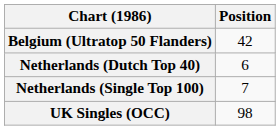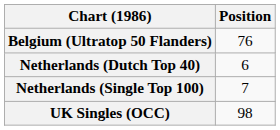(245, 40) 42 -> (245, 40) 76
